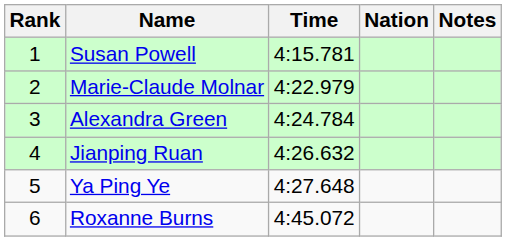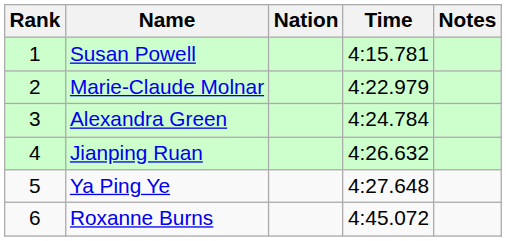columns swapped: (397, 20) <-> (314, 20)
